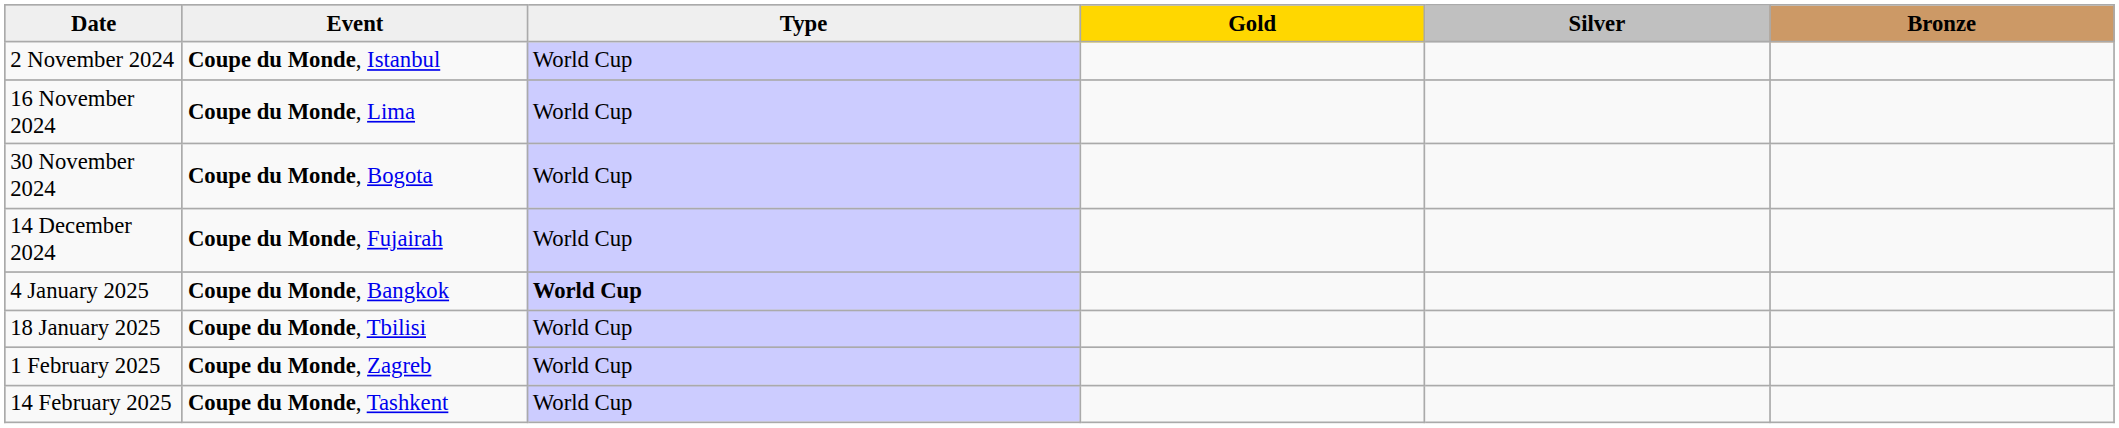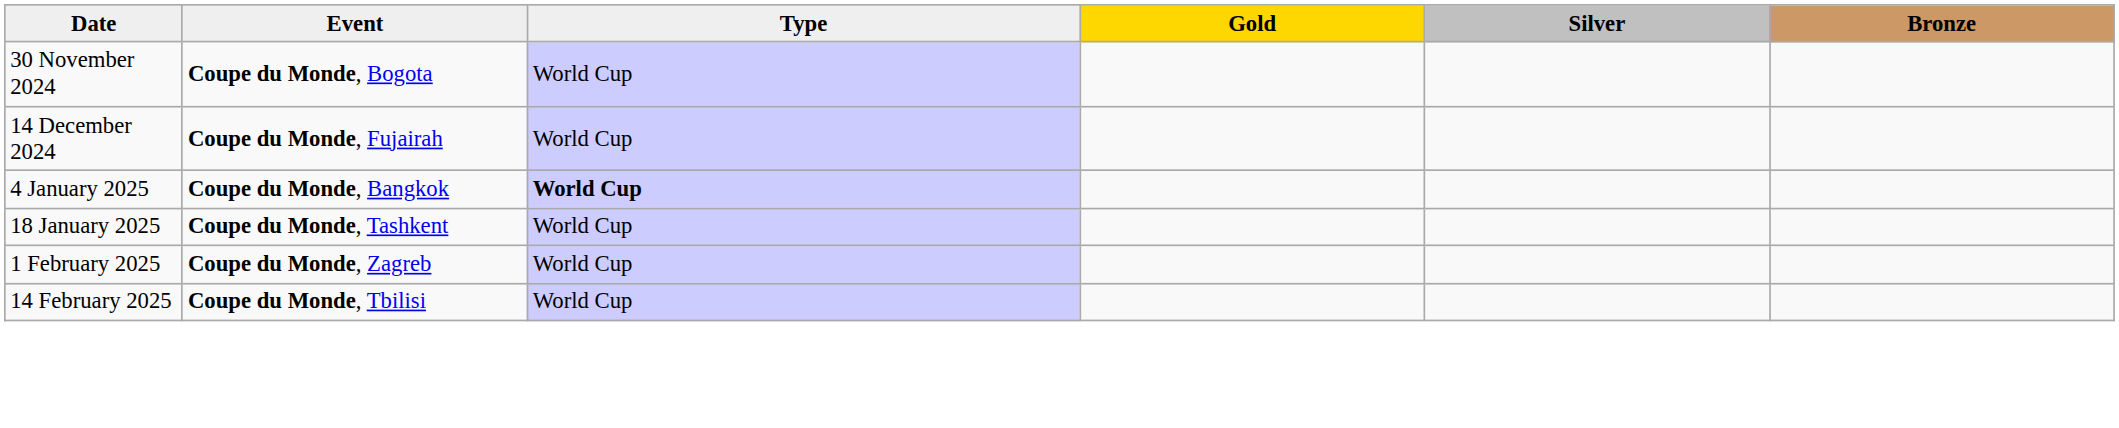- row: (92, 60)
- row: (72, 111)
(307, 327) Coupe du Monde, Tbilisi -> (318, 226) Coupe du Monde, Tashkent
(318, 402) Coupe du Monde, Tashkent -> (307, 301) Coupe du Monde, Tbilisi
